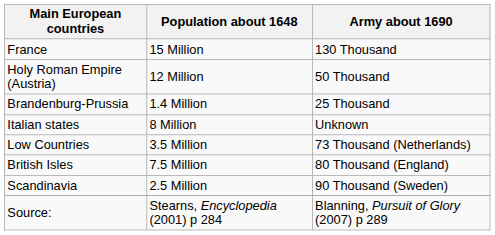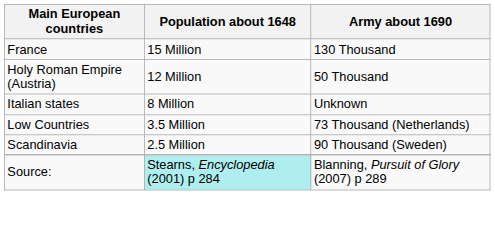- row: (68, 104)
- row: (40, 165)
(213, 213) no background -> (211, 172) paleturquoise background
